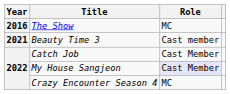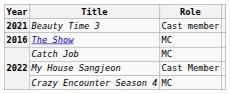rows swapped: (53, 26) <-> (66, 40)
(190, 54) Cast Member -> (167, 54) MC
(190, 68) lavender background -> (190, 68) no background
